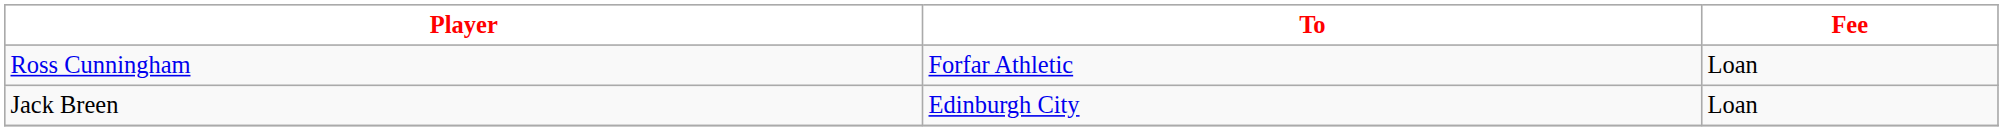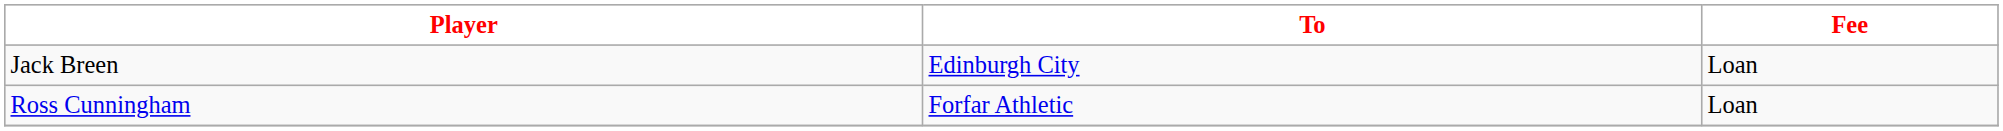rows swapped: (100, 65) <-> (64, 105)
